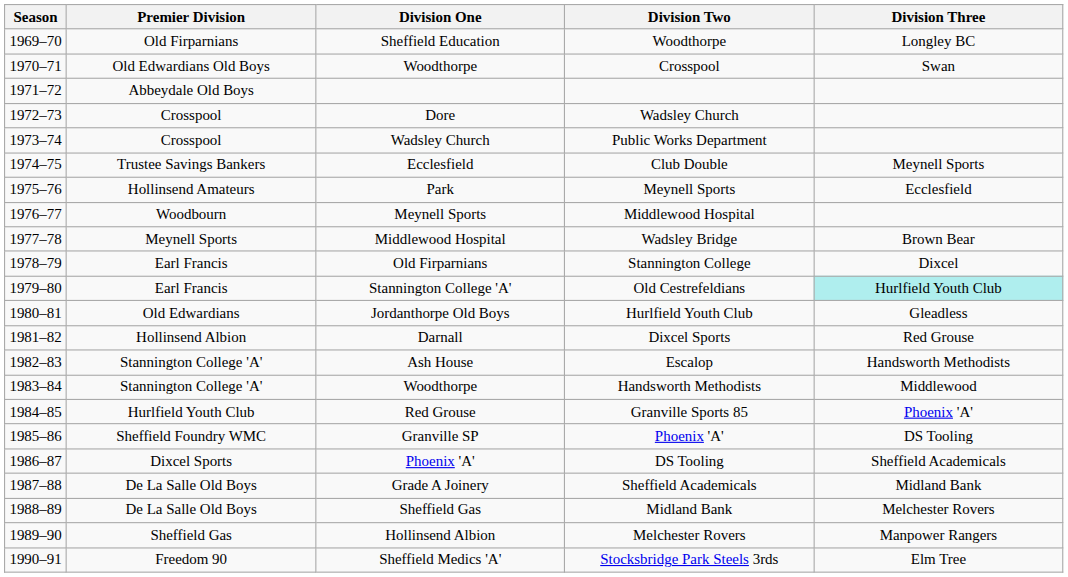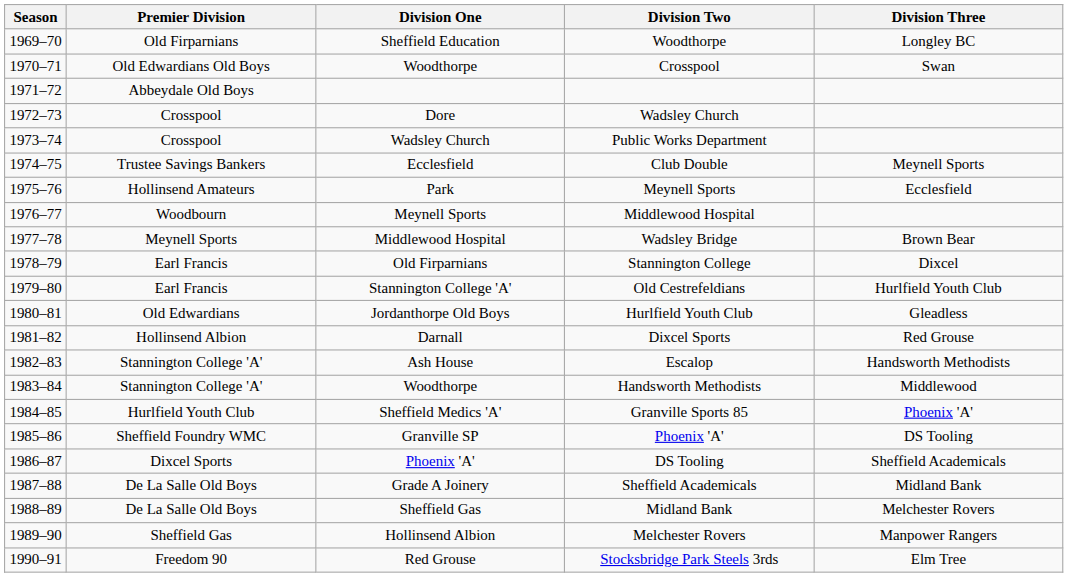(938, 287) paleturquoise background -> (938, 287) no background
(440, 411) Red Grouse -> (440, 411) Sheffield Medics 'A'
(440, 559) Sheffield Medics 'A' -> (440, 559) Red Grouse
